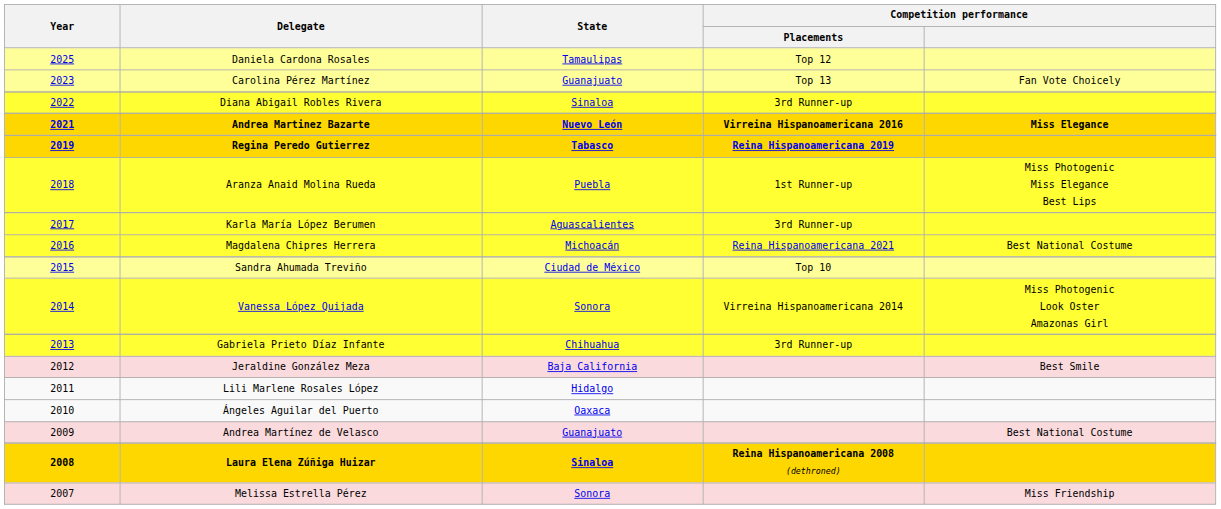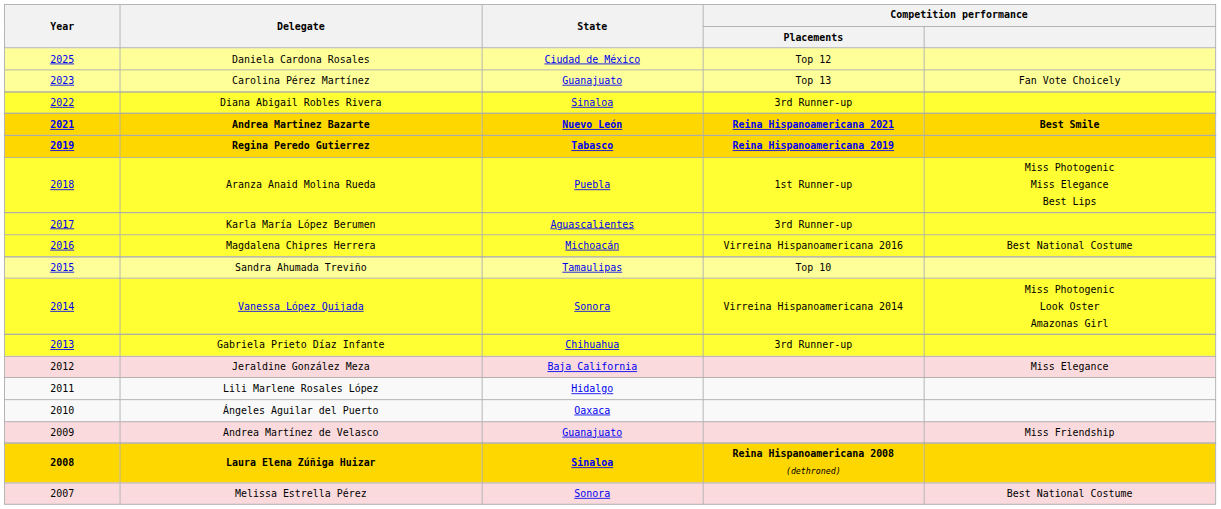(592, 59) Tamaulipas -> (592, 59) Ciudad de México
(813, 124) Virreina Hispanoamericana 2016 -> (813, 124) Reina Hispanoamericana 2021
(1070, 124) Miss Elegance -> (1070, 124) Best Smile
(813, 245) Reina Hispanoamericana 2021 -> (813, 245) Virreina Hispanoamericana 2016
(592, 267) Ciudad de México -> (592, 267) Tamaulipas
(1070, 367) Best Smile -> (1070, 367) Miss Elegance
(1070, 432) Best National Costume -> (1070, 432) Miss Friendship
(1070, 493) Miss Friendship -> (1070, 493) Best National Costume
